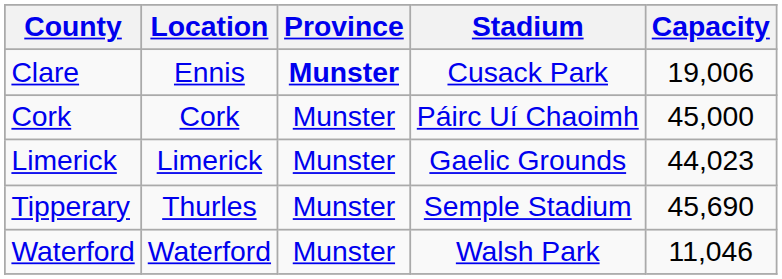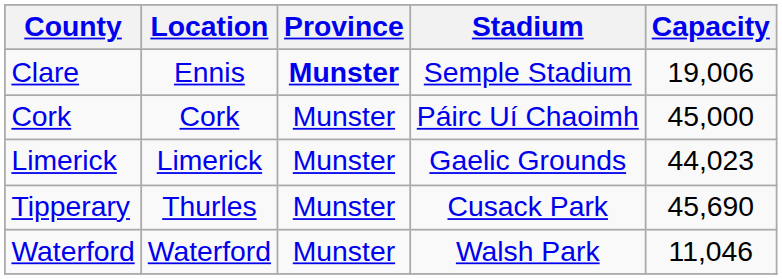(528, 71) Cusack Park -> (528, 71) Semple Stadium
(528, 206) Semple Stadium -> (528, 206) Cusack Park
